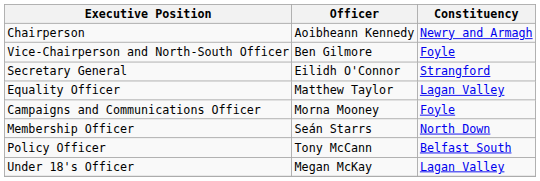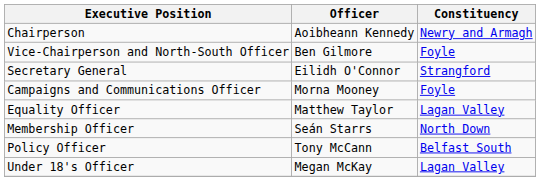rows swapped: (134, 109) <-> (64, 90)
